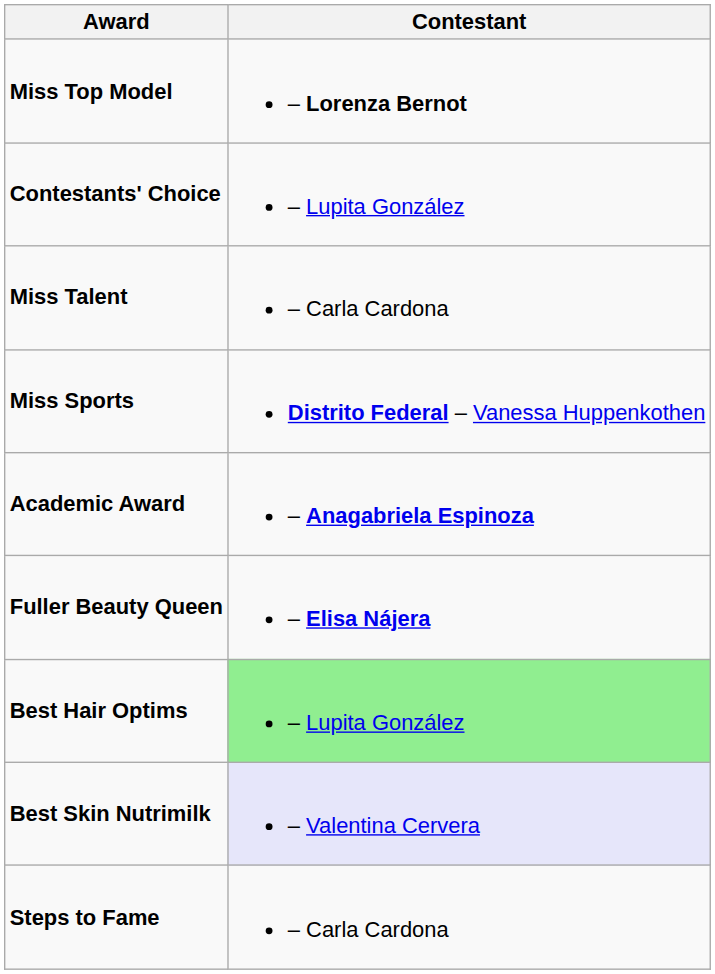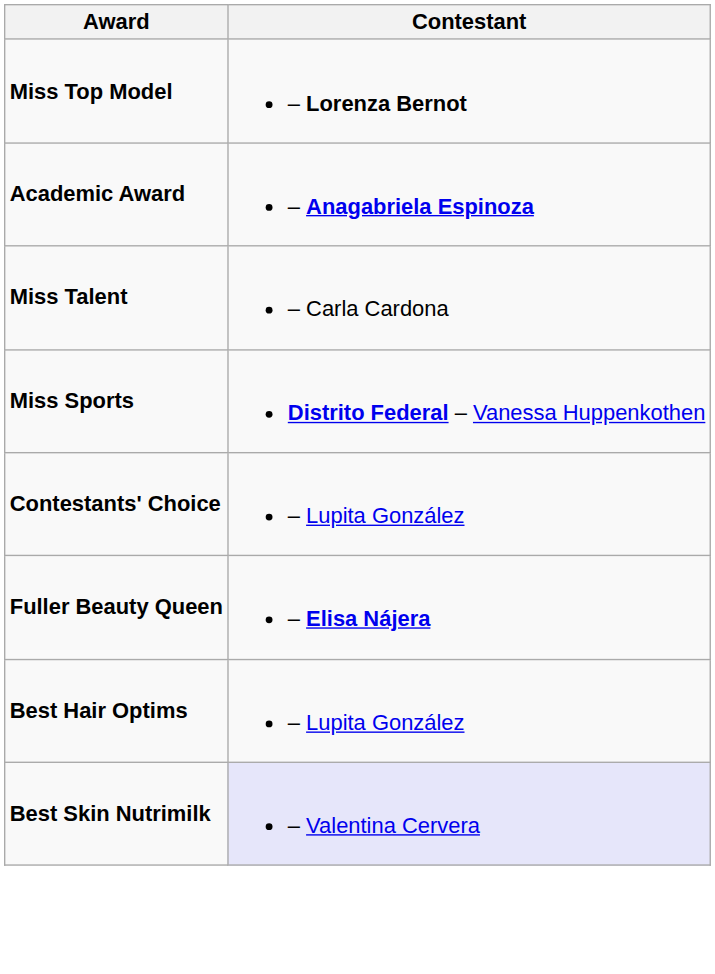rows swapped: (115, 194) <-> (97, 503)
(469, 723) lightgreen background -> (469, 723) no background
- row: (85, 917)
